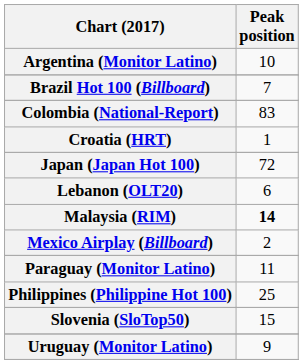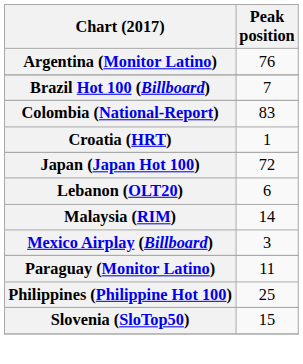(267, 61) 10 -> (267, 61) 76
(267, 216) bold -> (267, 216) normal
(267, 242) 2 -> (267, 242) 3
- row: (120, 346)
